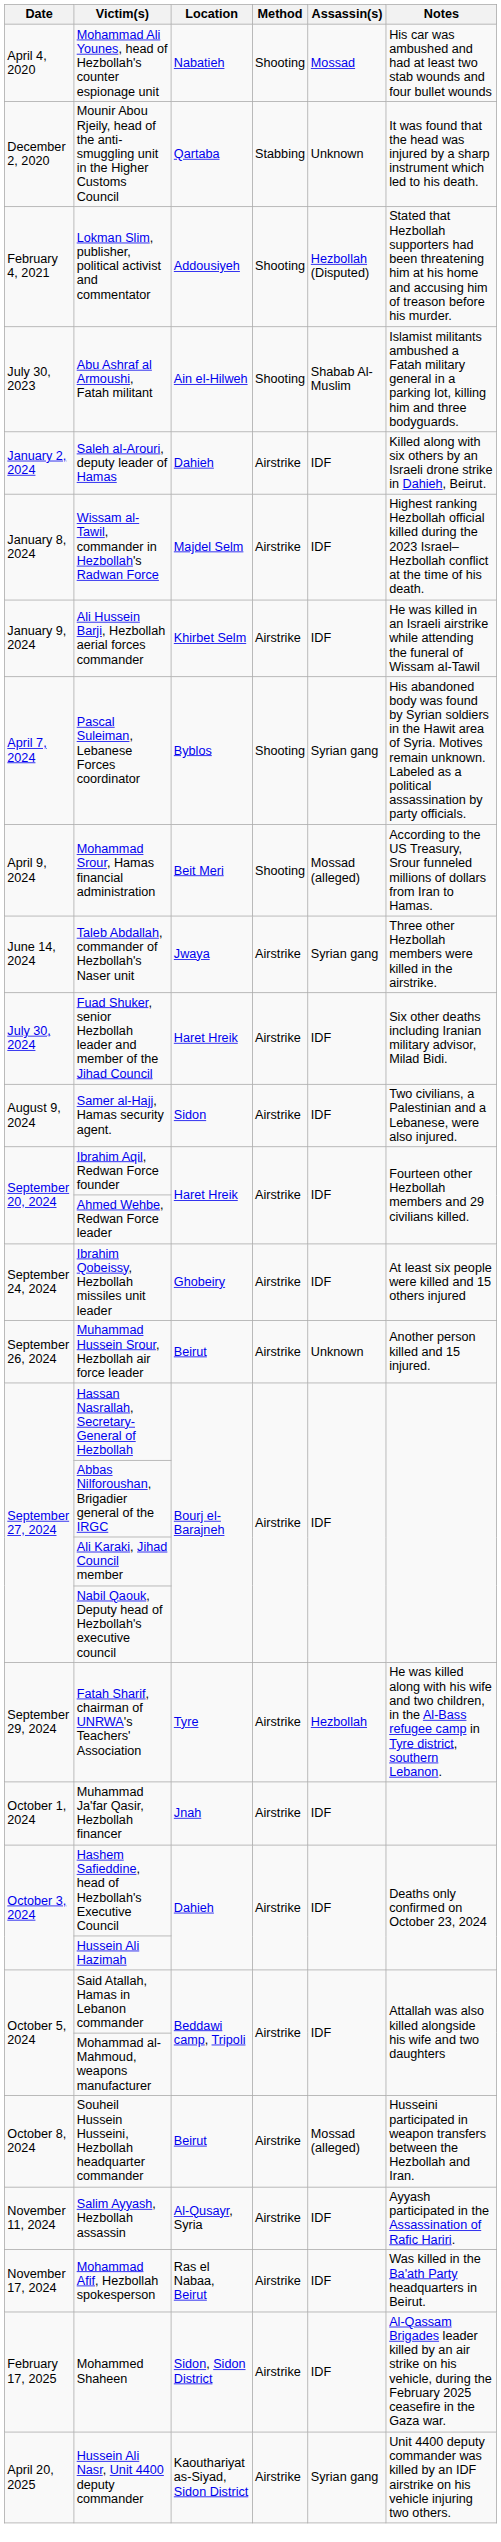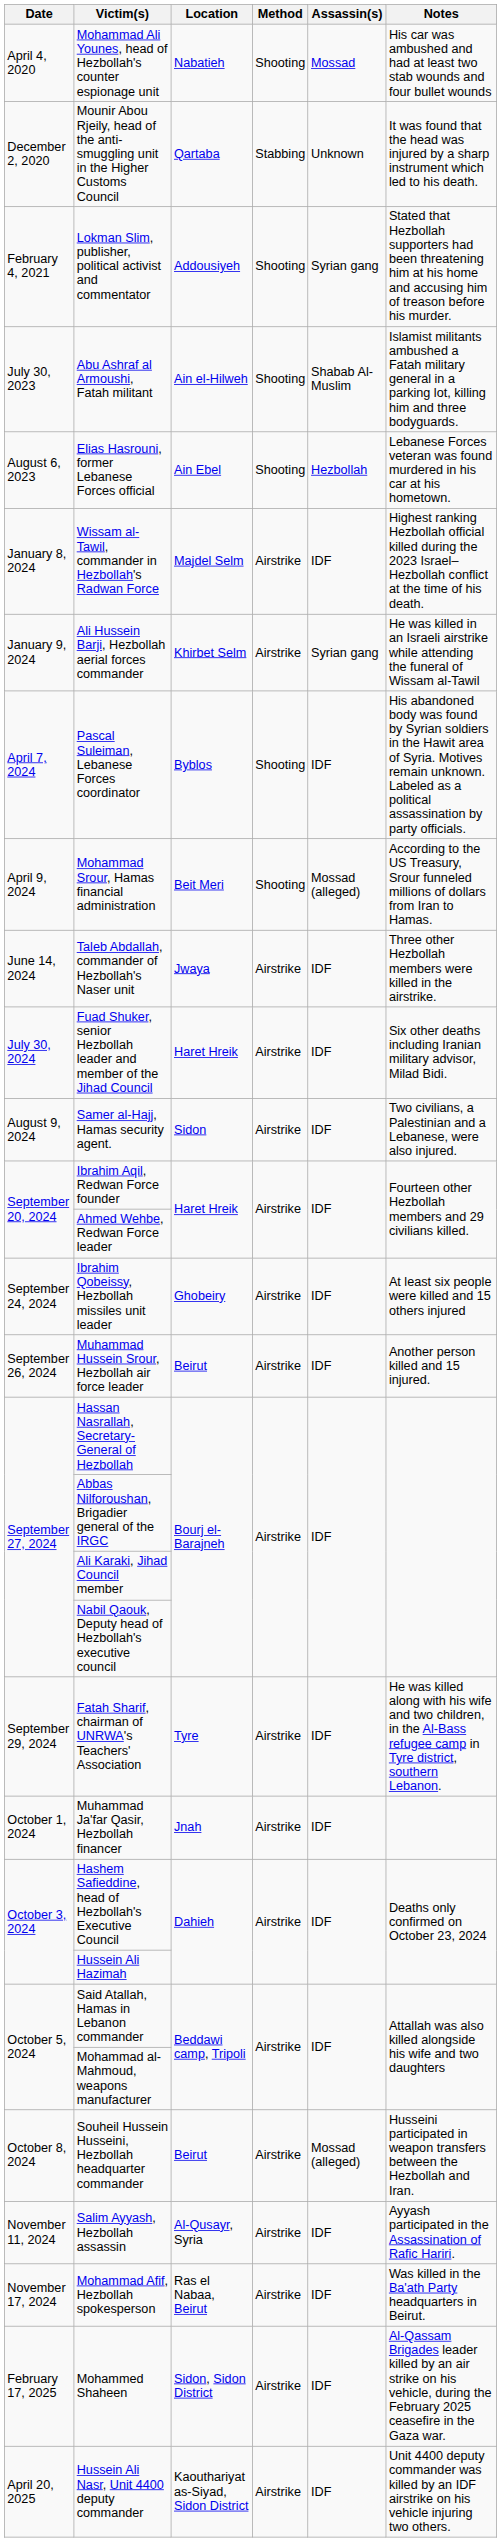(340, 266) Hezbollah (Disputed) -> (345, 266) Syrian gang
+ row: (119, 470)
- row: (122, 463)
(321, 638) IDF -> (345, 652) Syrian gang
(345, 750) Syrian gang -> (321, 765) IDF
(345, 954) Syrian gang -> (321, 968) IDF
(337, 1351) Unknown -> (321, 1366) IDF
(339, 1722) Hezbollah -> (321, 1736) IDF
(345, 2477) Syrian gang -> (321, 2491) IDF
